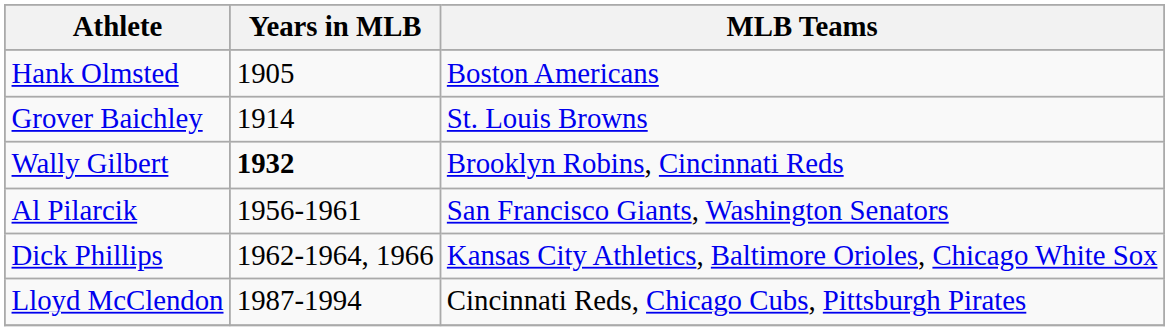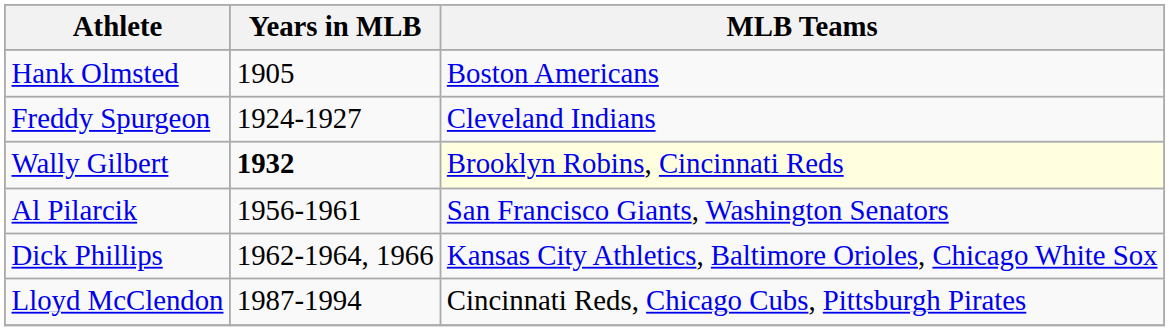- row: (107, 118)
+ row: (111, 118)
(645, 164) no background -> (645, 164) lightyellow background
